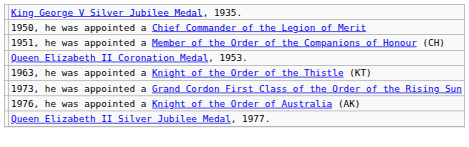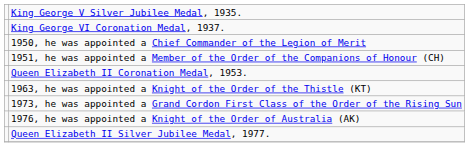+ row: (118, 27)
